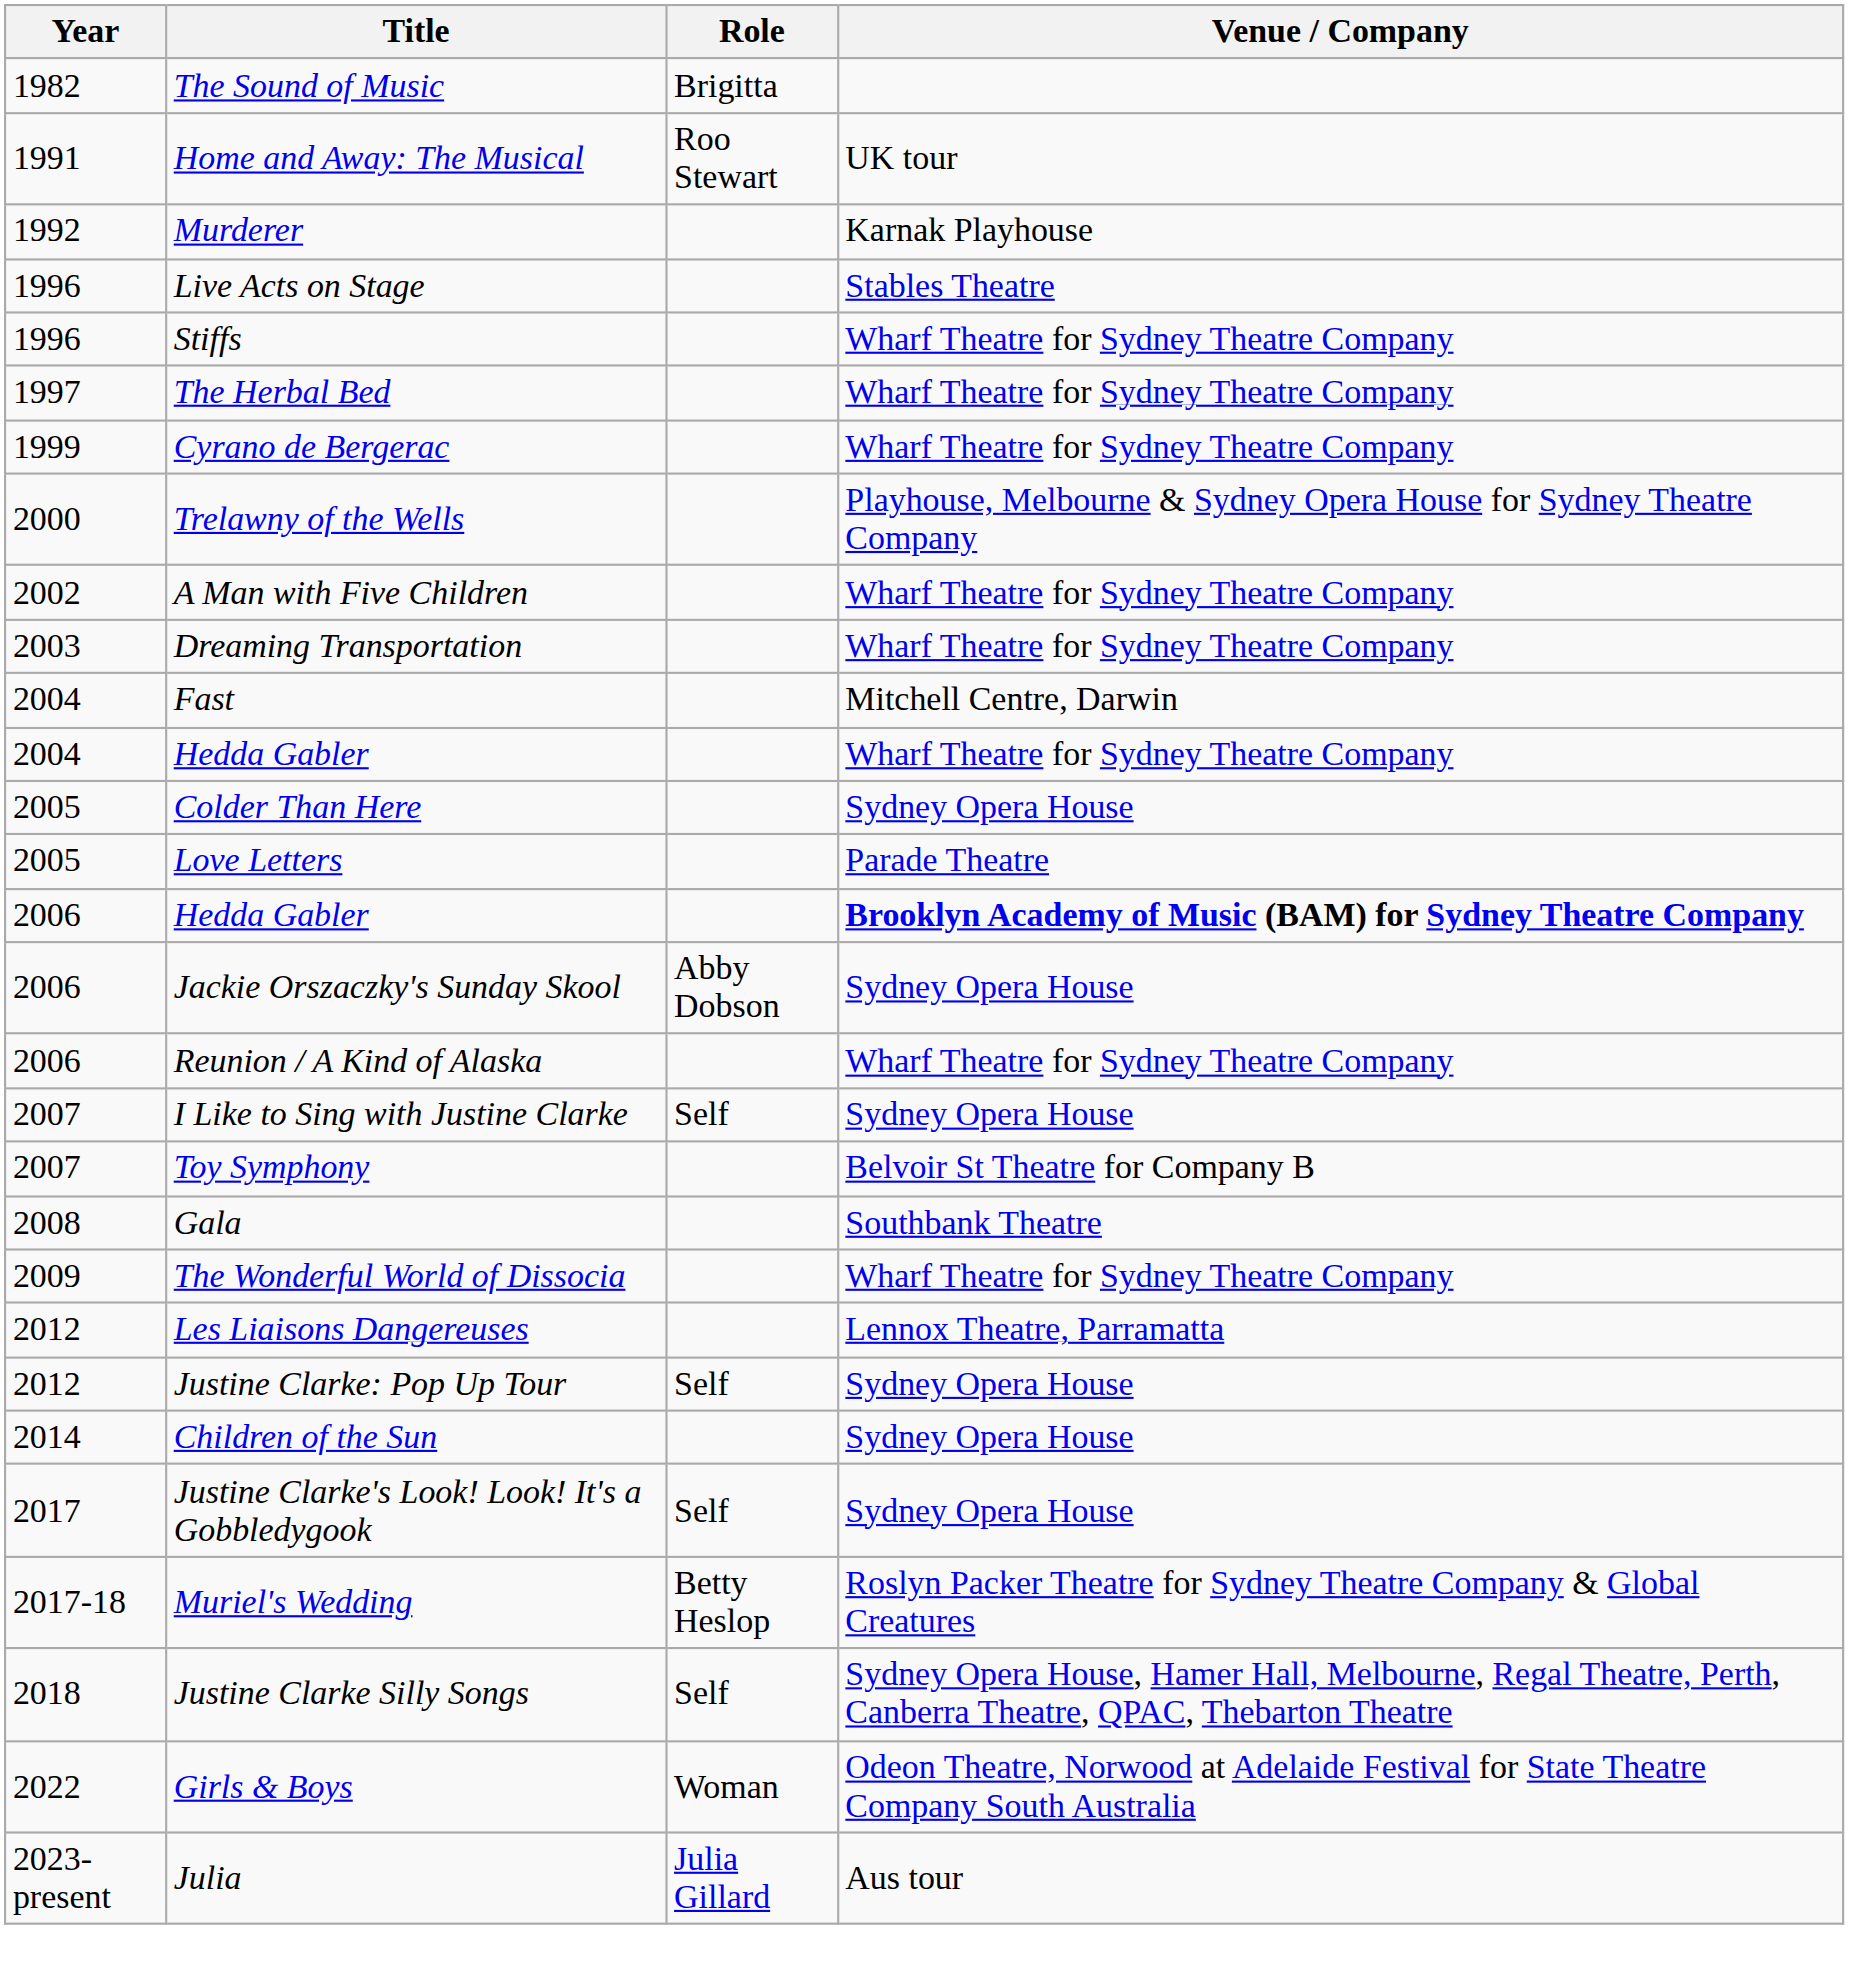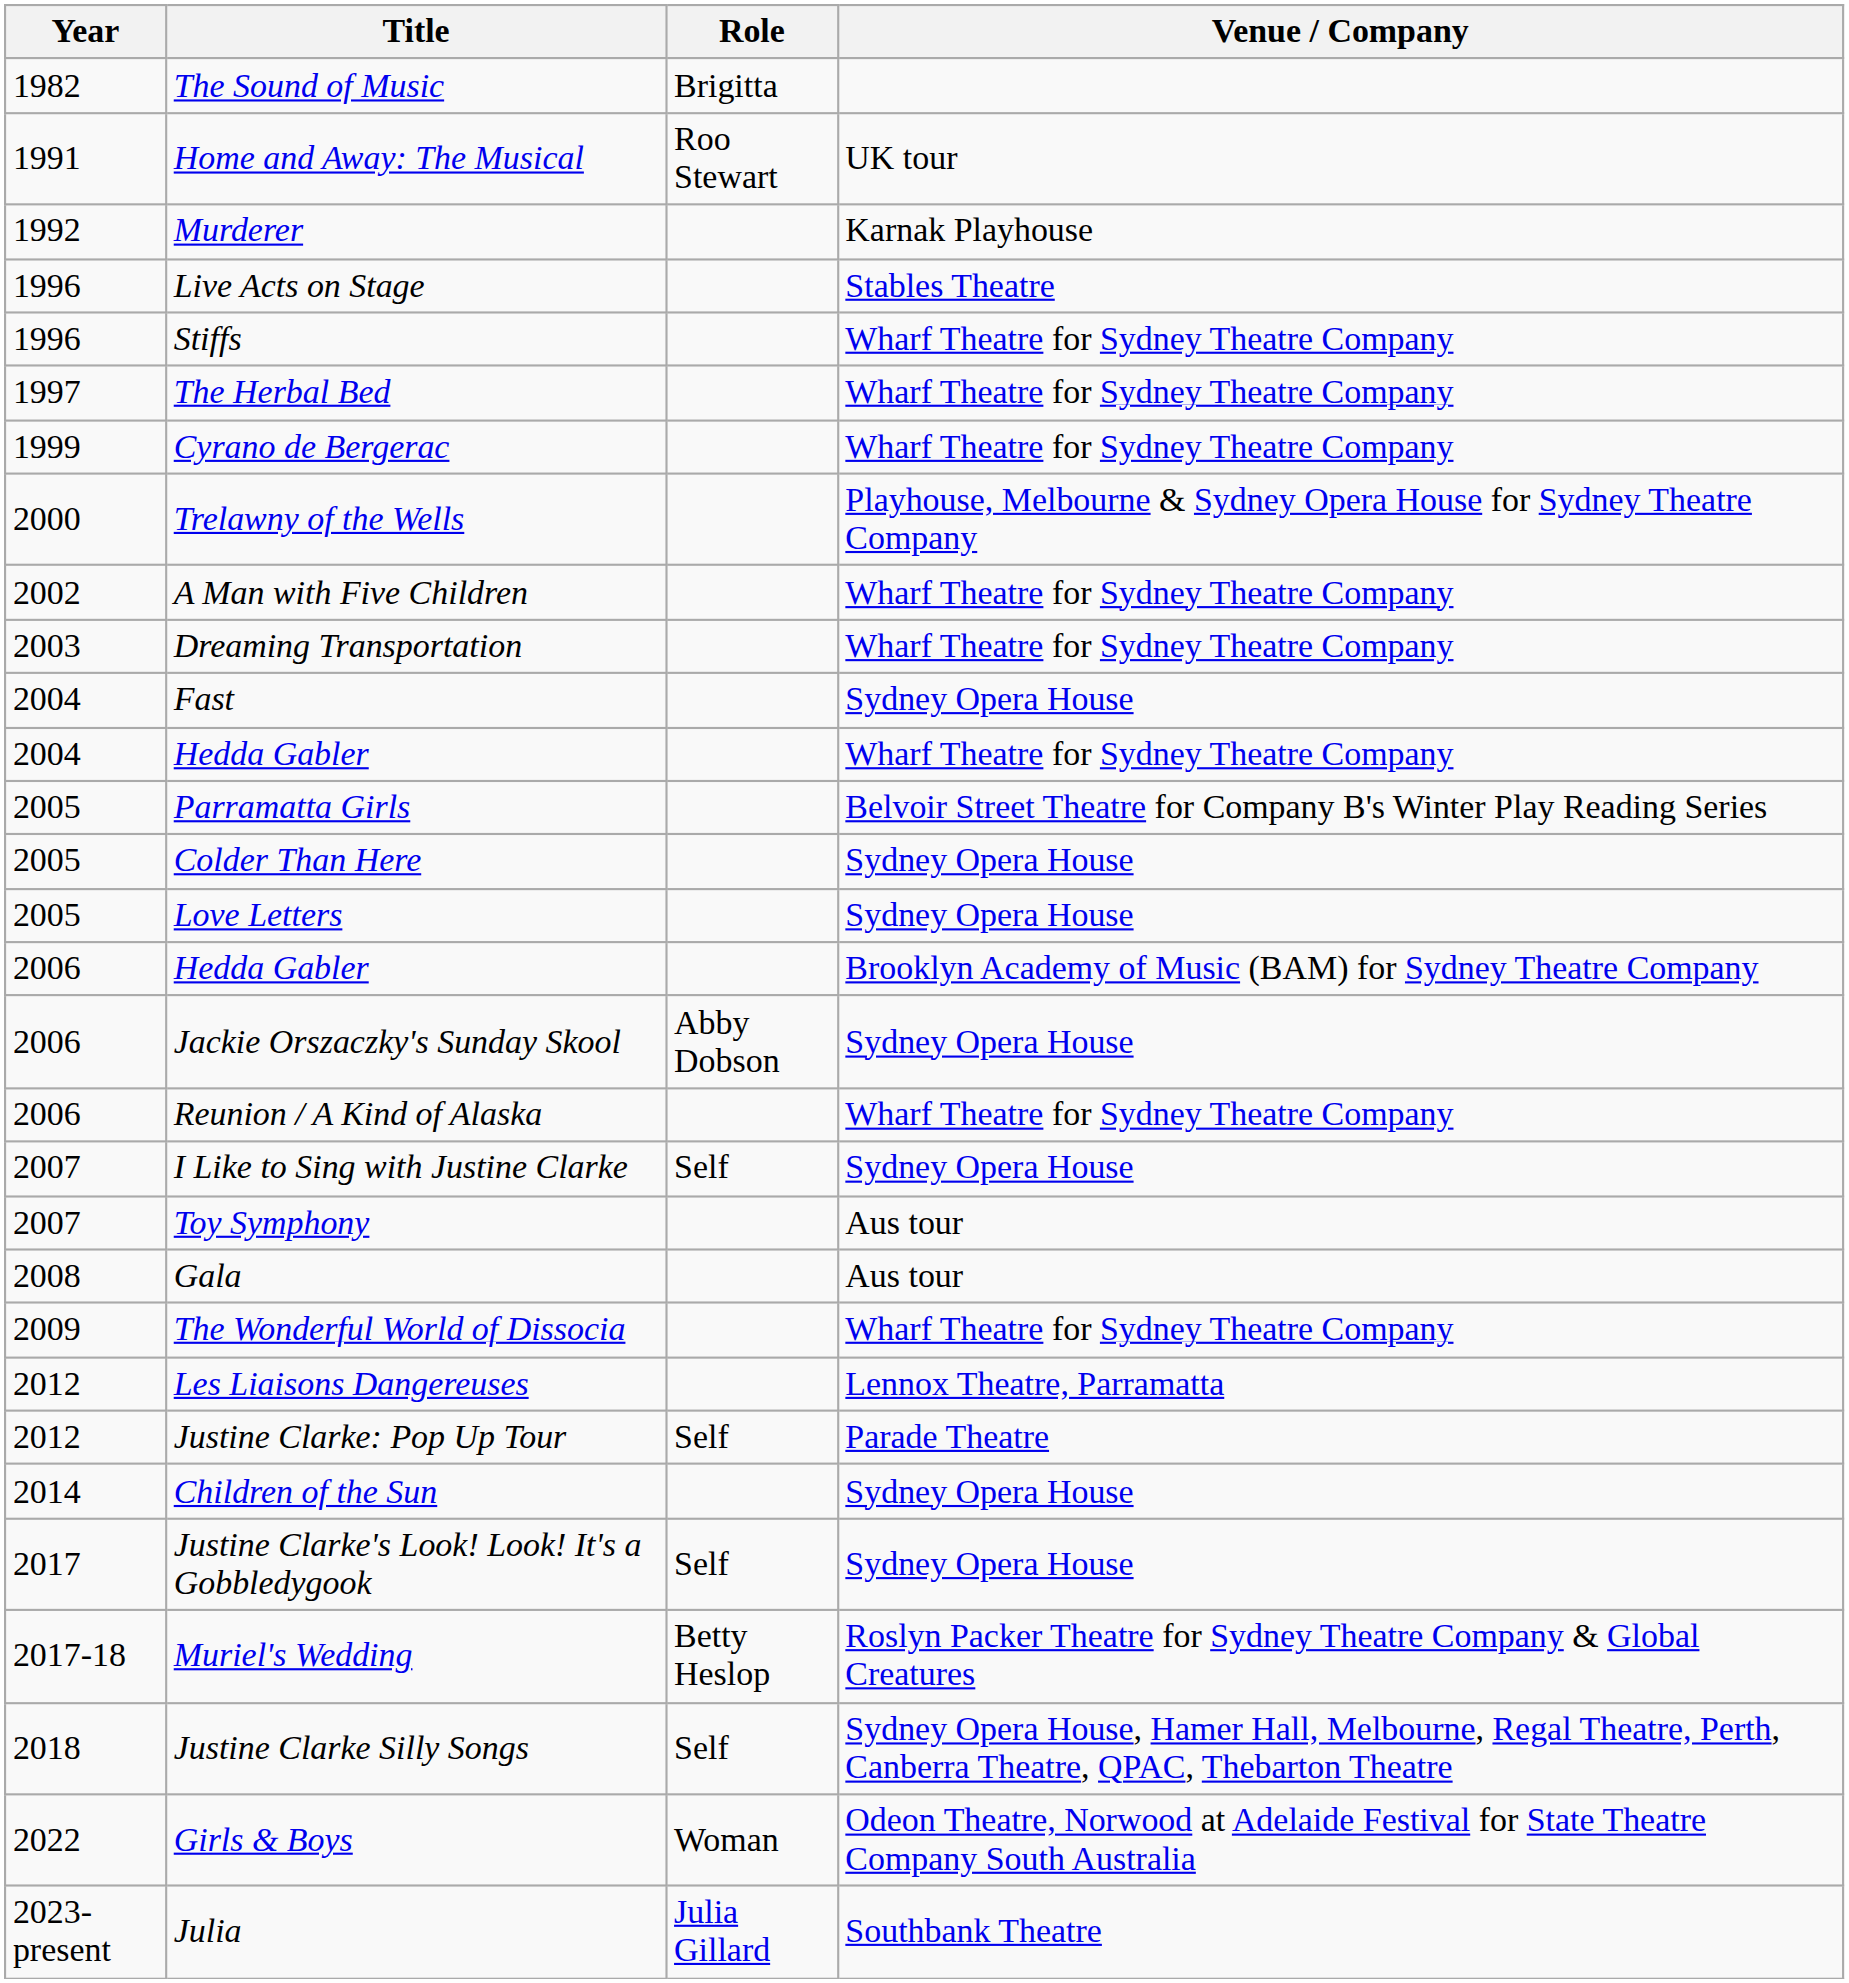(1012, 699) Mitchell Centre, Darwin -> (989, 699) Sydney Opera House
+ row: (47, 807)
(947, 860) Parade Theatre -> (989, 914) Sydney Opera House
(1325, 914) bold -> (1302, 968) normal
(1080, 1167) Belvoir St Theatre for Company B -> (904, 1221) Aus tour
(974, 1221) Southbank Theatre -> (904, 1275) Aus tour
(989, 1383) Sydney Opera House -> (947, 1436) Parade Theatre
(904, 1877) Aus tour -> (974, 1931) Southbank Theatre
